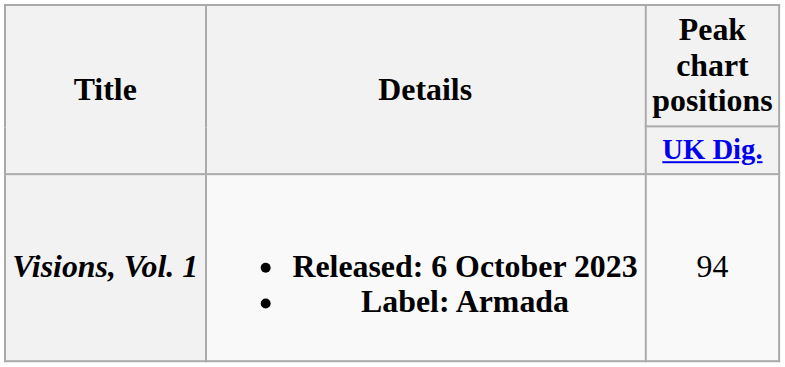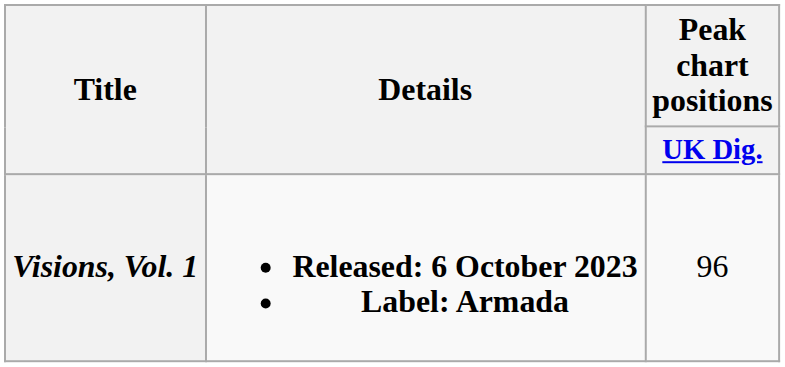(712, 266) 94 -> (712, 266) 96
